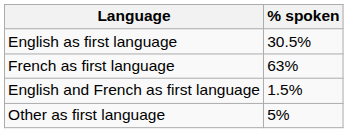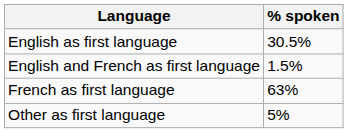rows swapped: (91, 66) <-> (134, 90)
